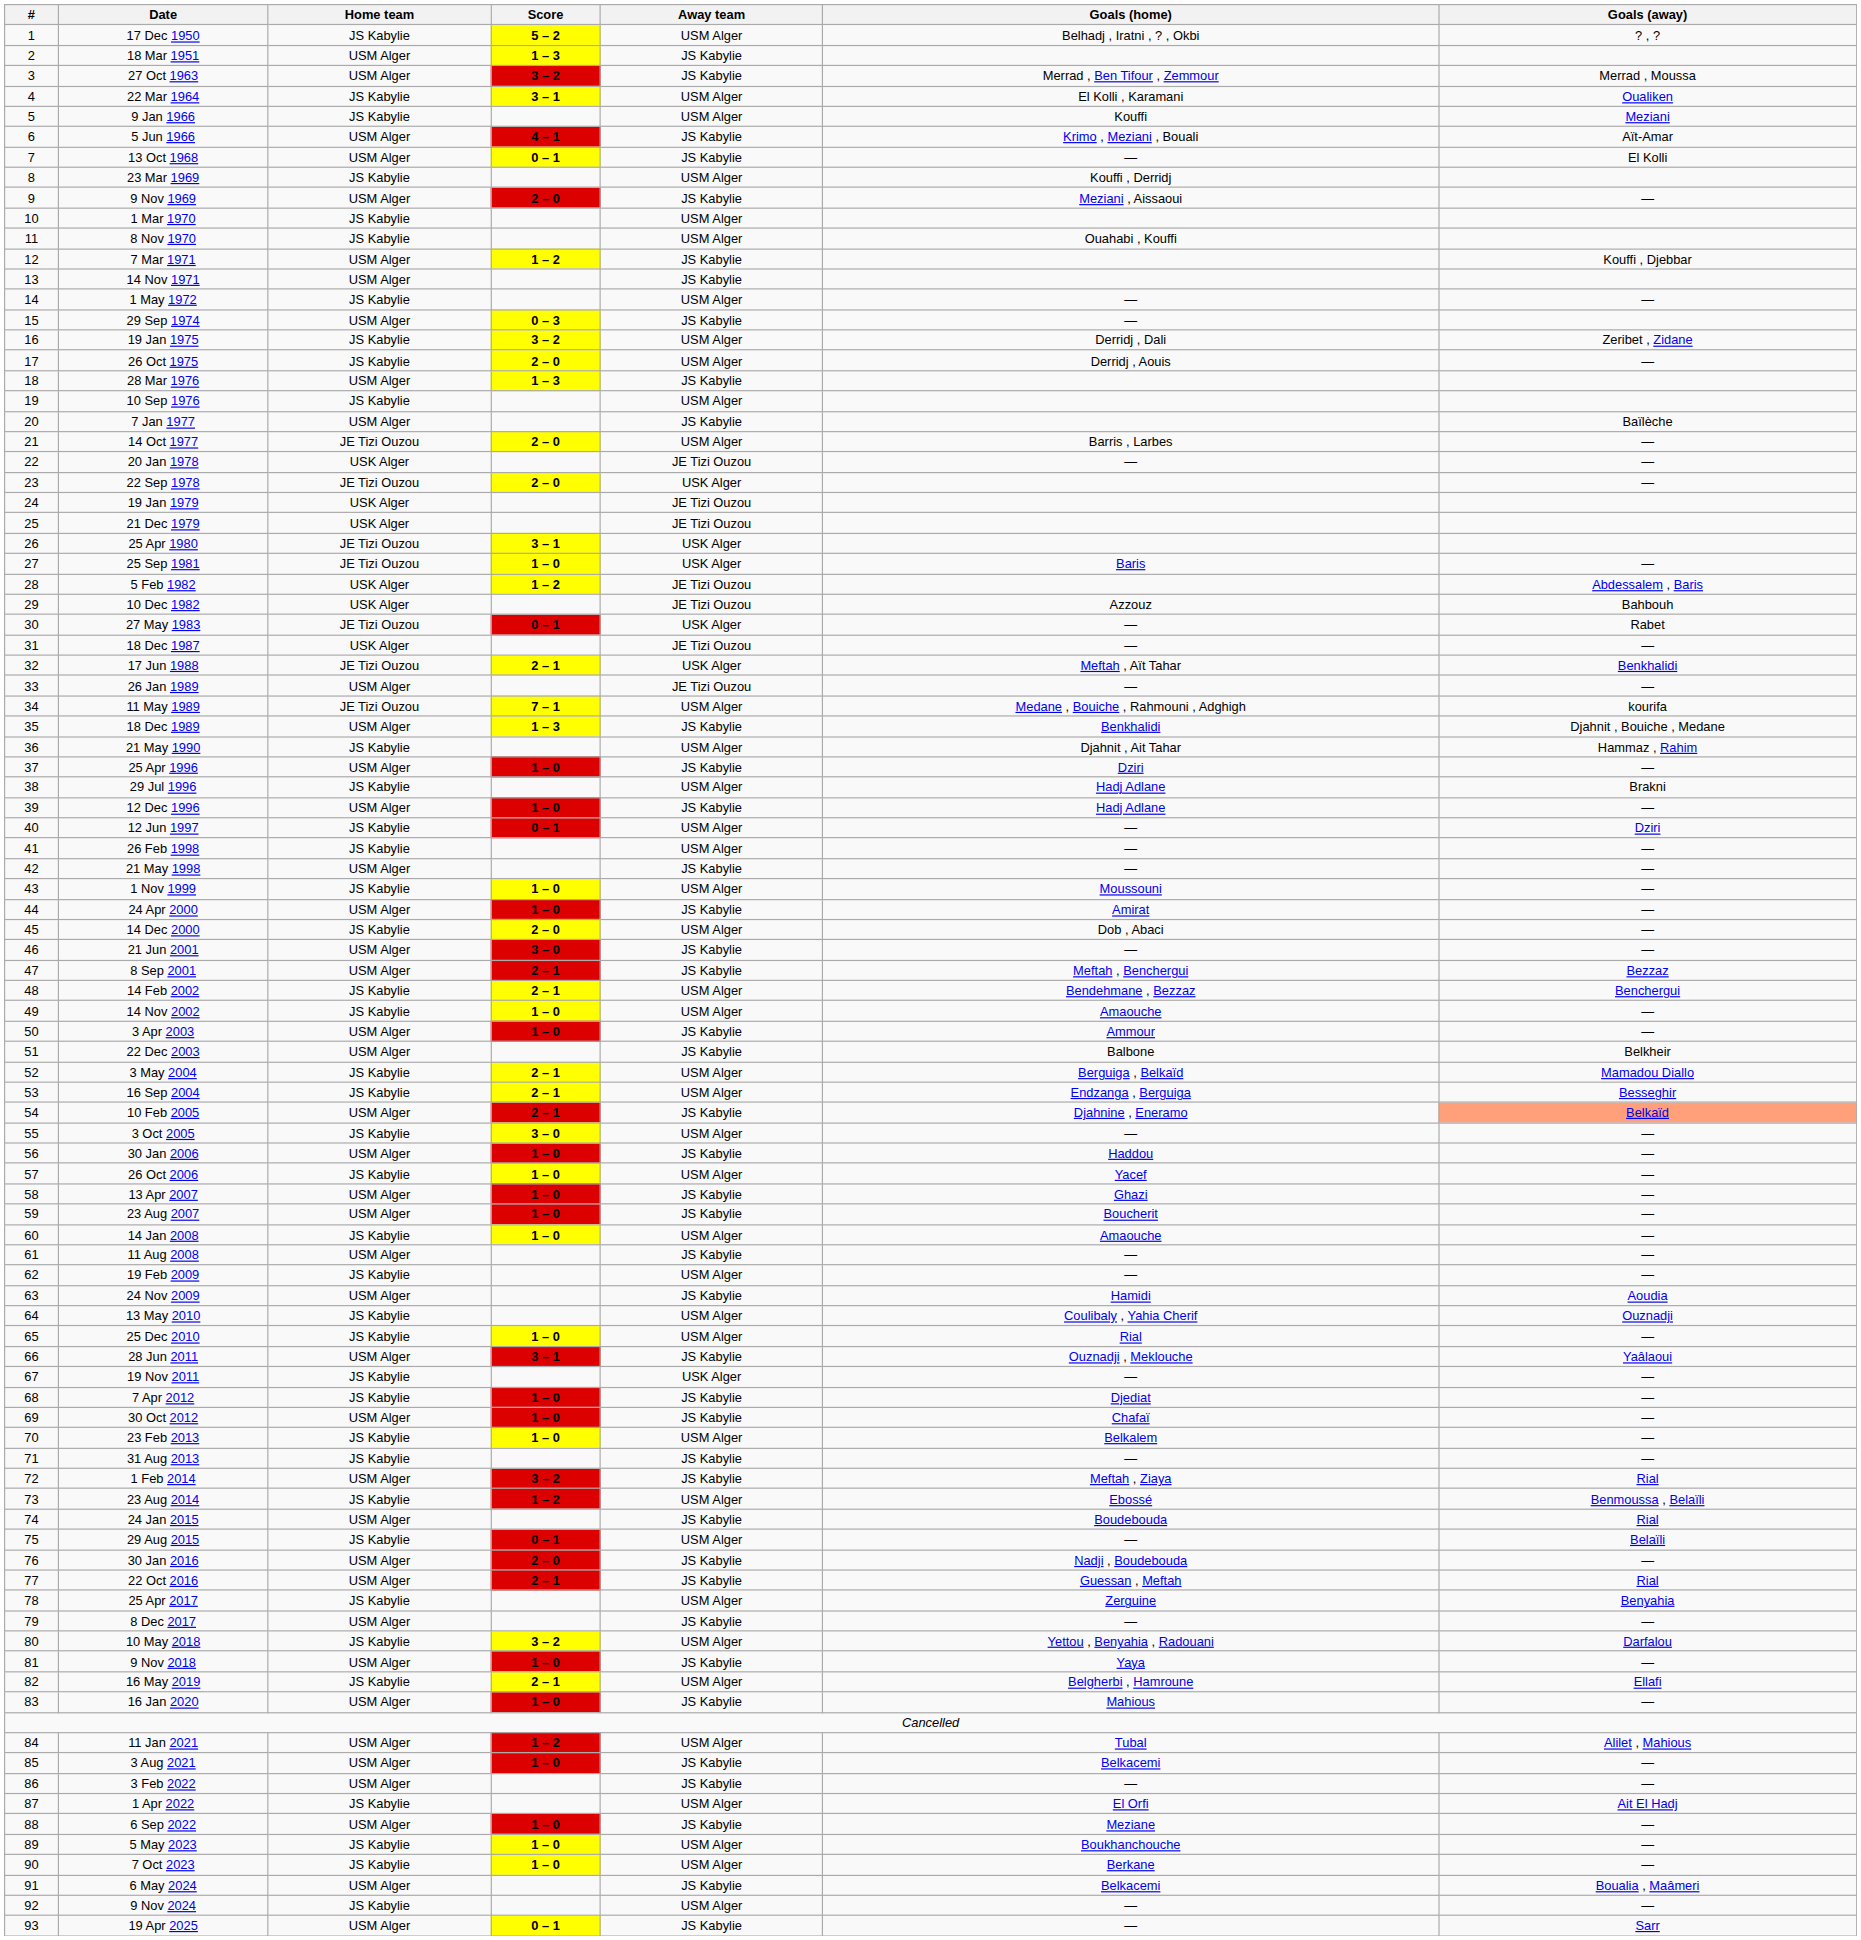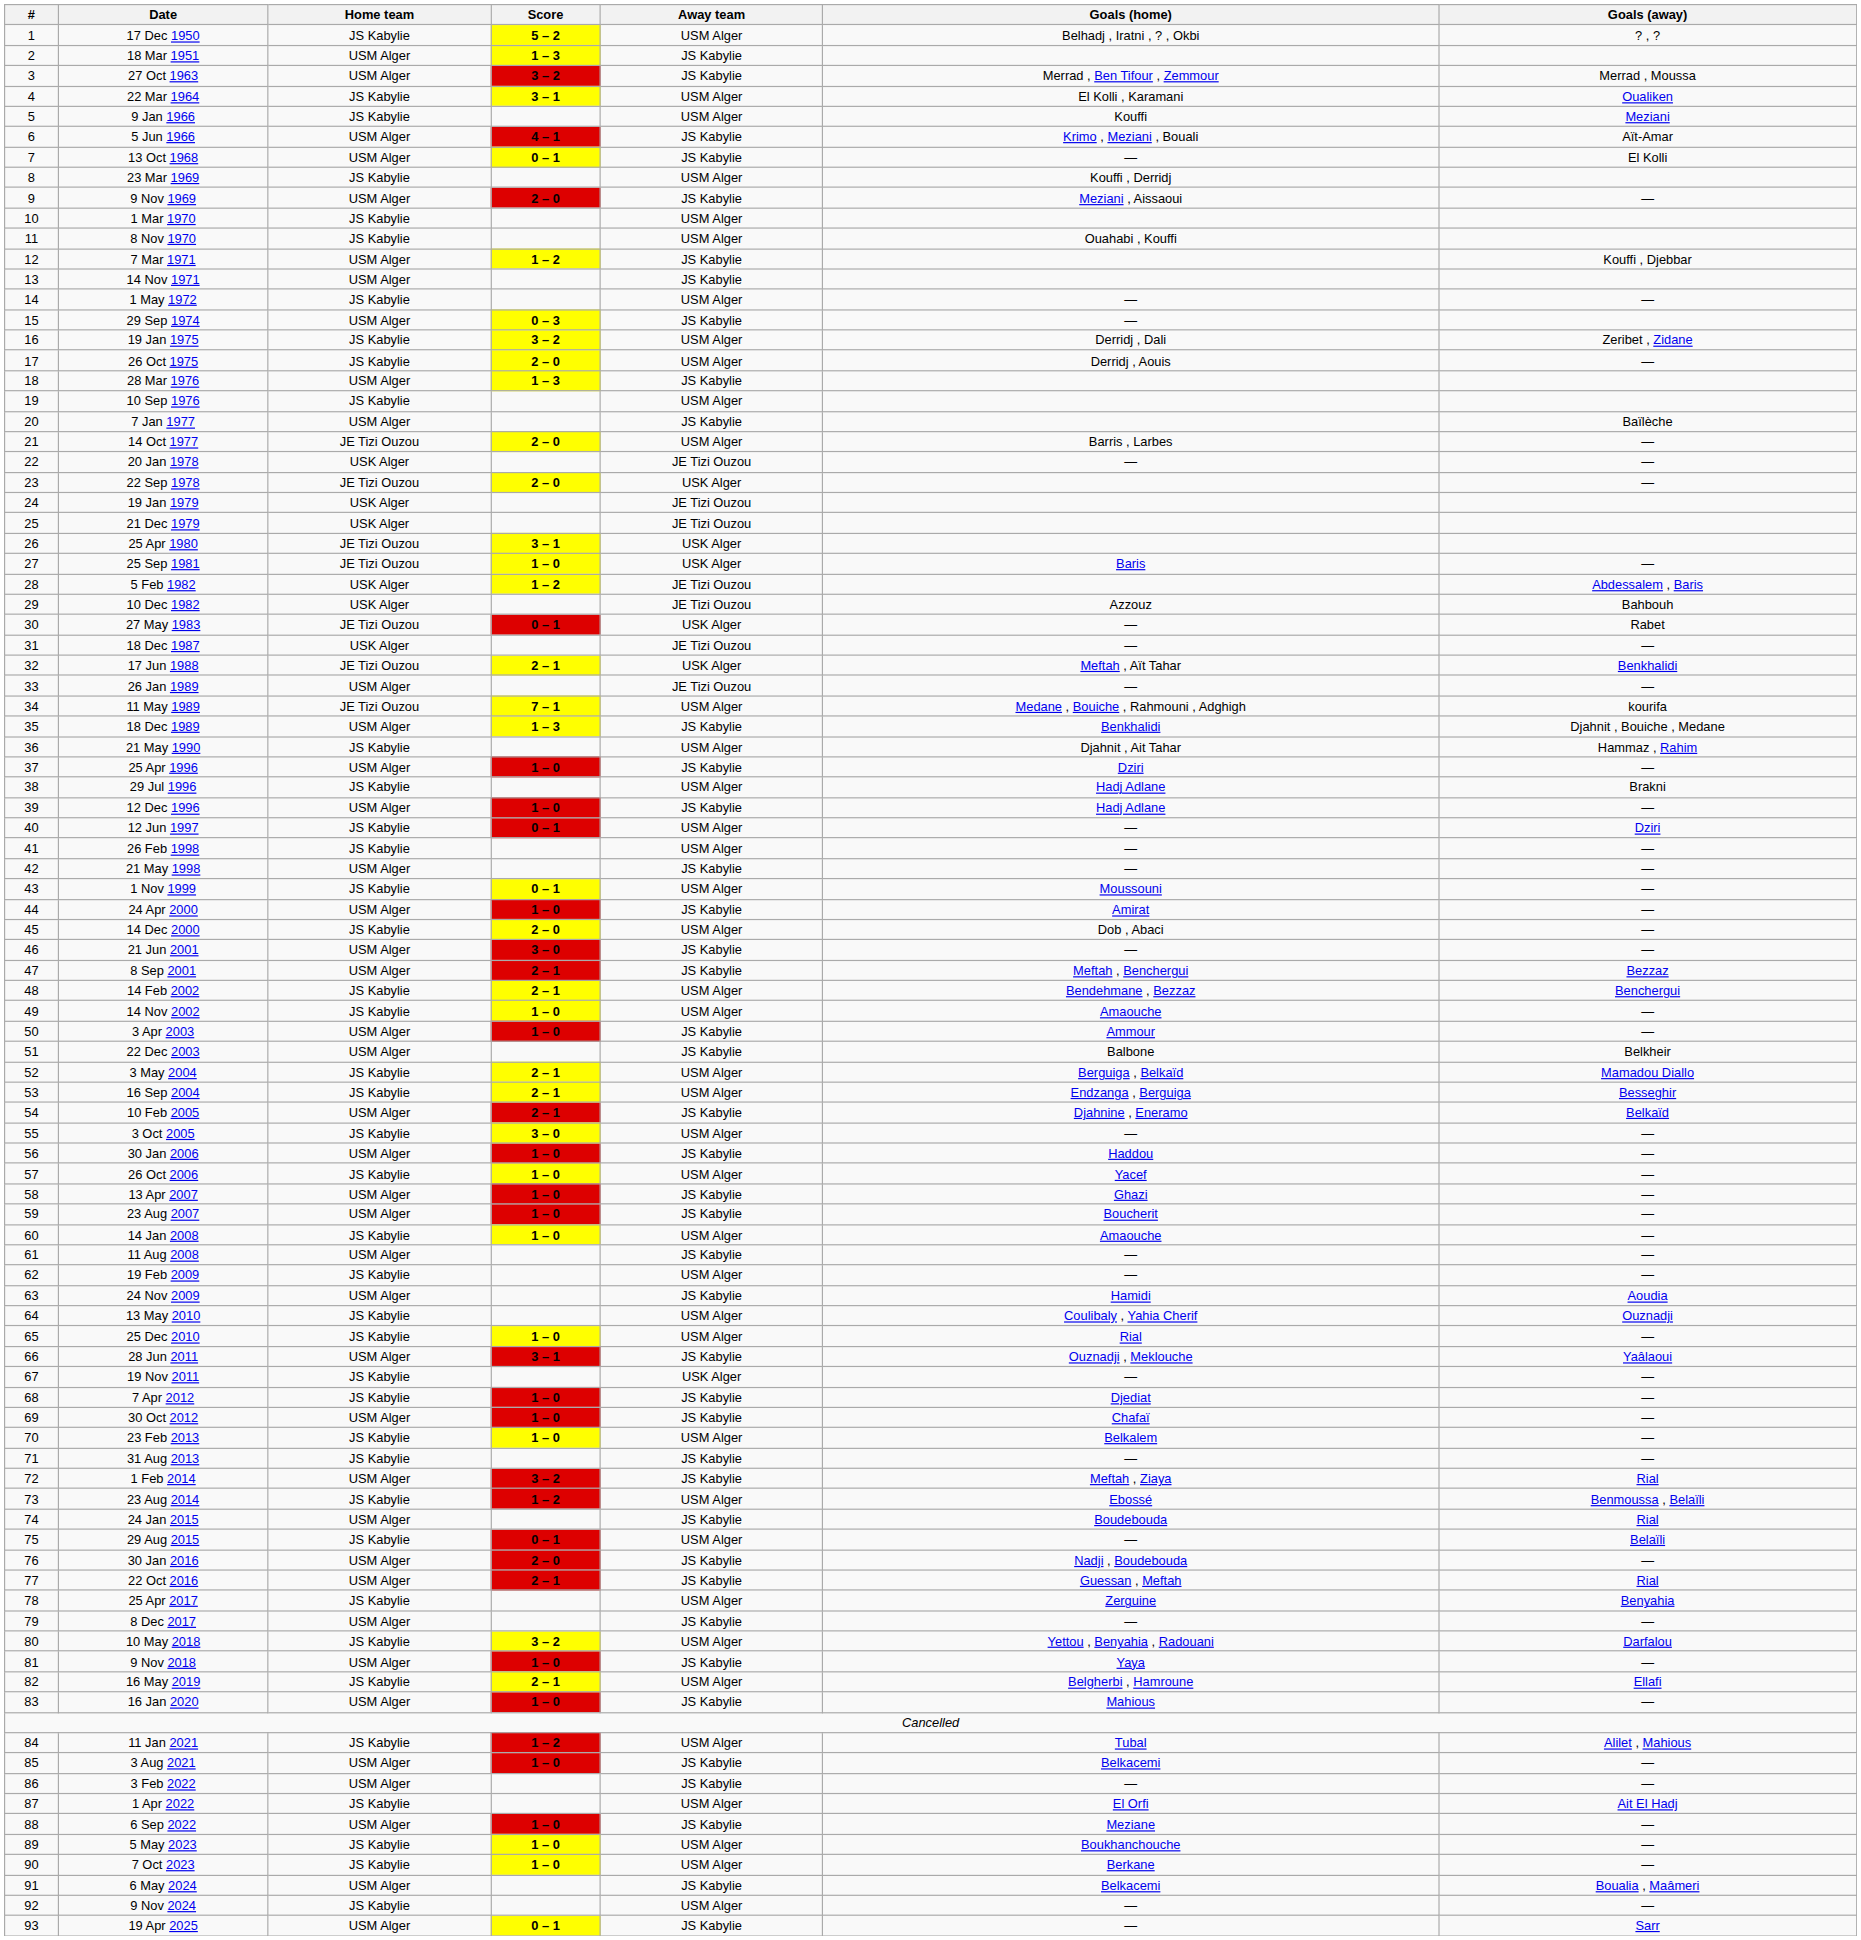(546, 889) 1 – 0 -> (546, 889) 0 – 1
(1648, 1113) lightsalmon background -> (1648, 1113) no background
(379, 1743) USM Alger -> (379, 1743) JS Kabylie
